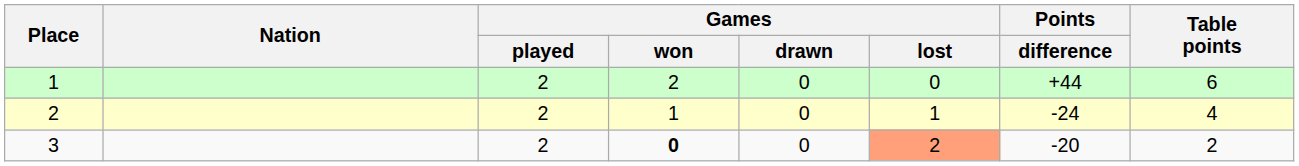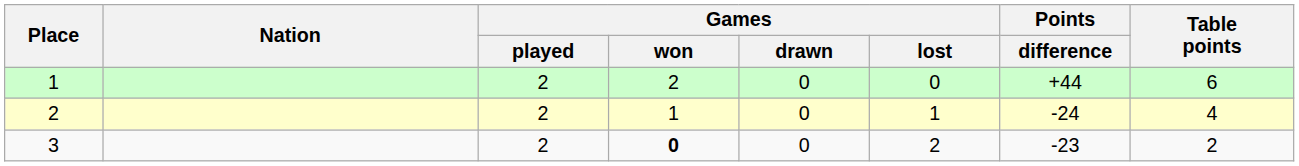(935, 144) lightsalmon background -> (935, 144) no background
(1065, 144) -20 -> (1065, 144) -23
